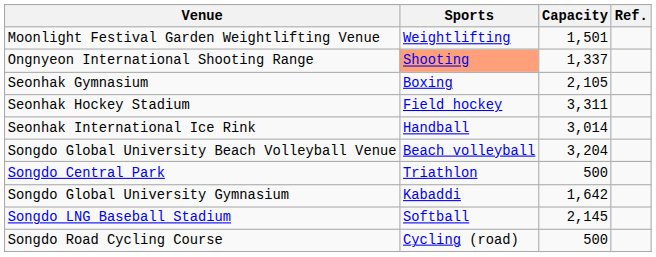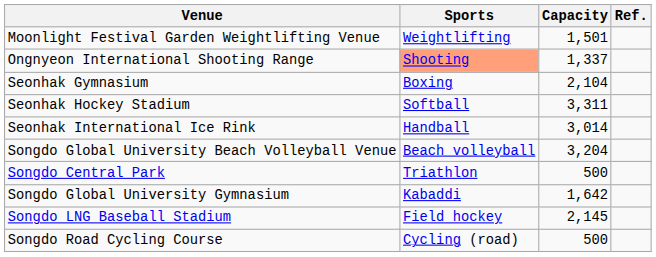(587, 83) 2,105 -> (587, 83) 2,104
(453, 106) Field hockey -> (436, 106) Softball
(436, 218) Softball -> (453, 218) Field hockey
